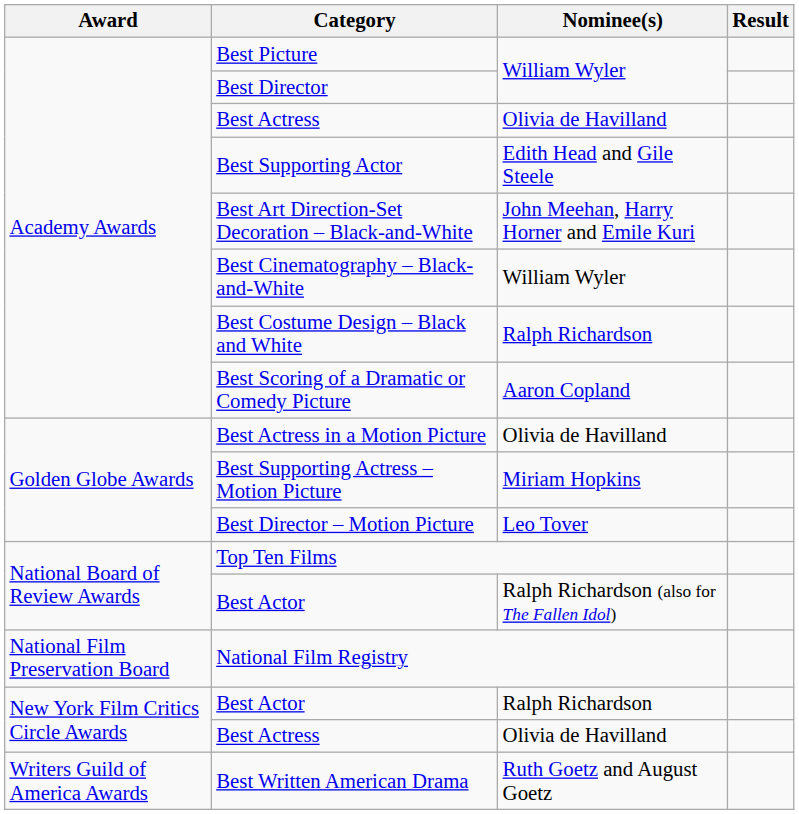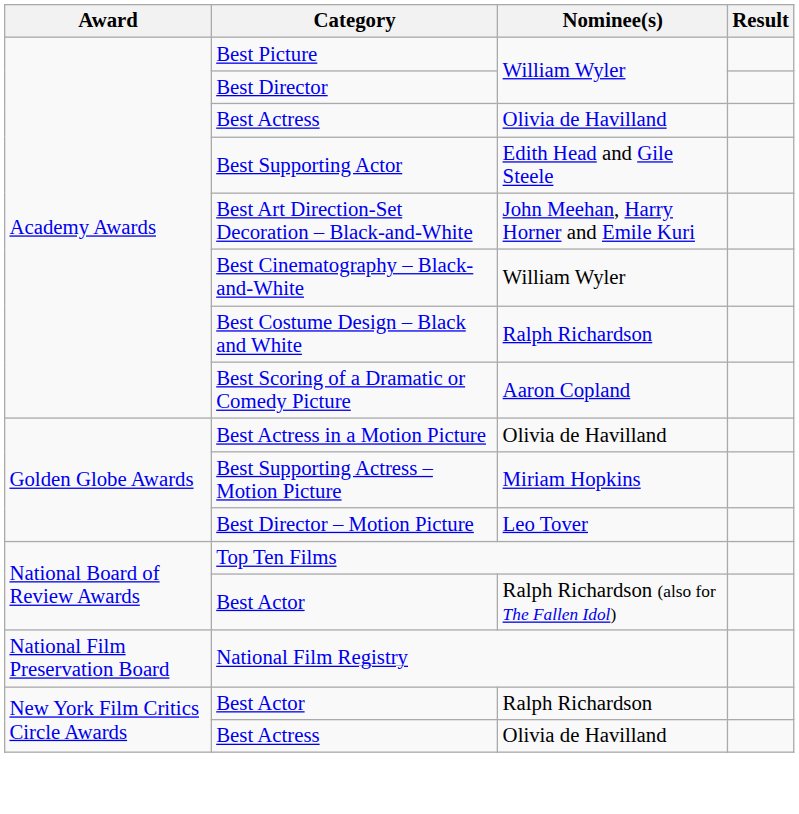- row: (79, 780)
